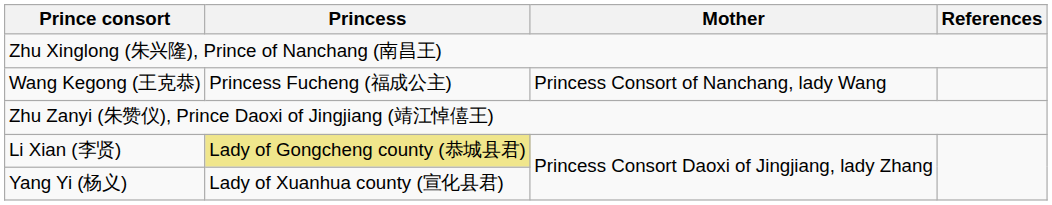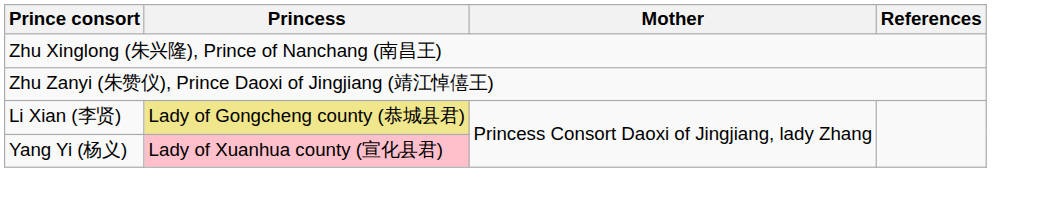- row: (105, 83)
(357, 182) no background -> (296, 149) pink background
